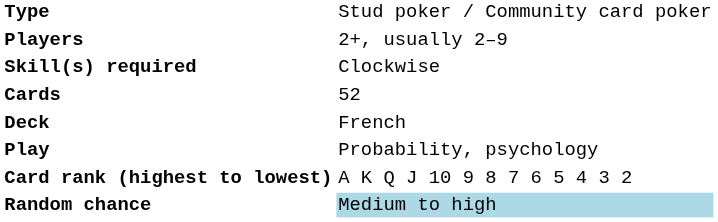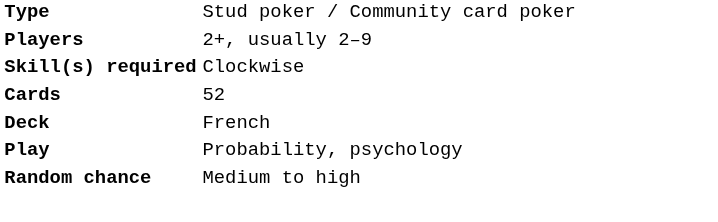- row: (168, 178)
(417, 205) lightblue background -> (282, 178) no background
